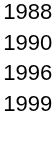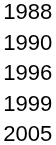+ row: (28, 133)
